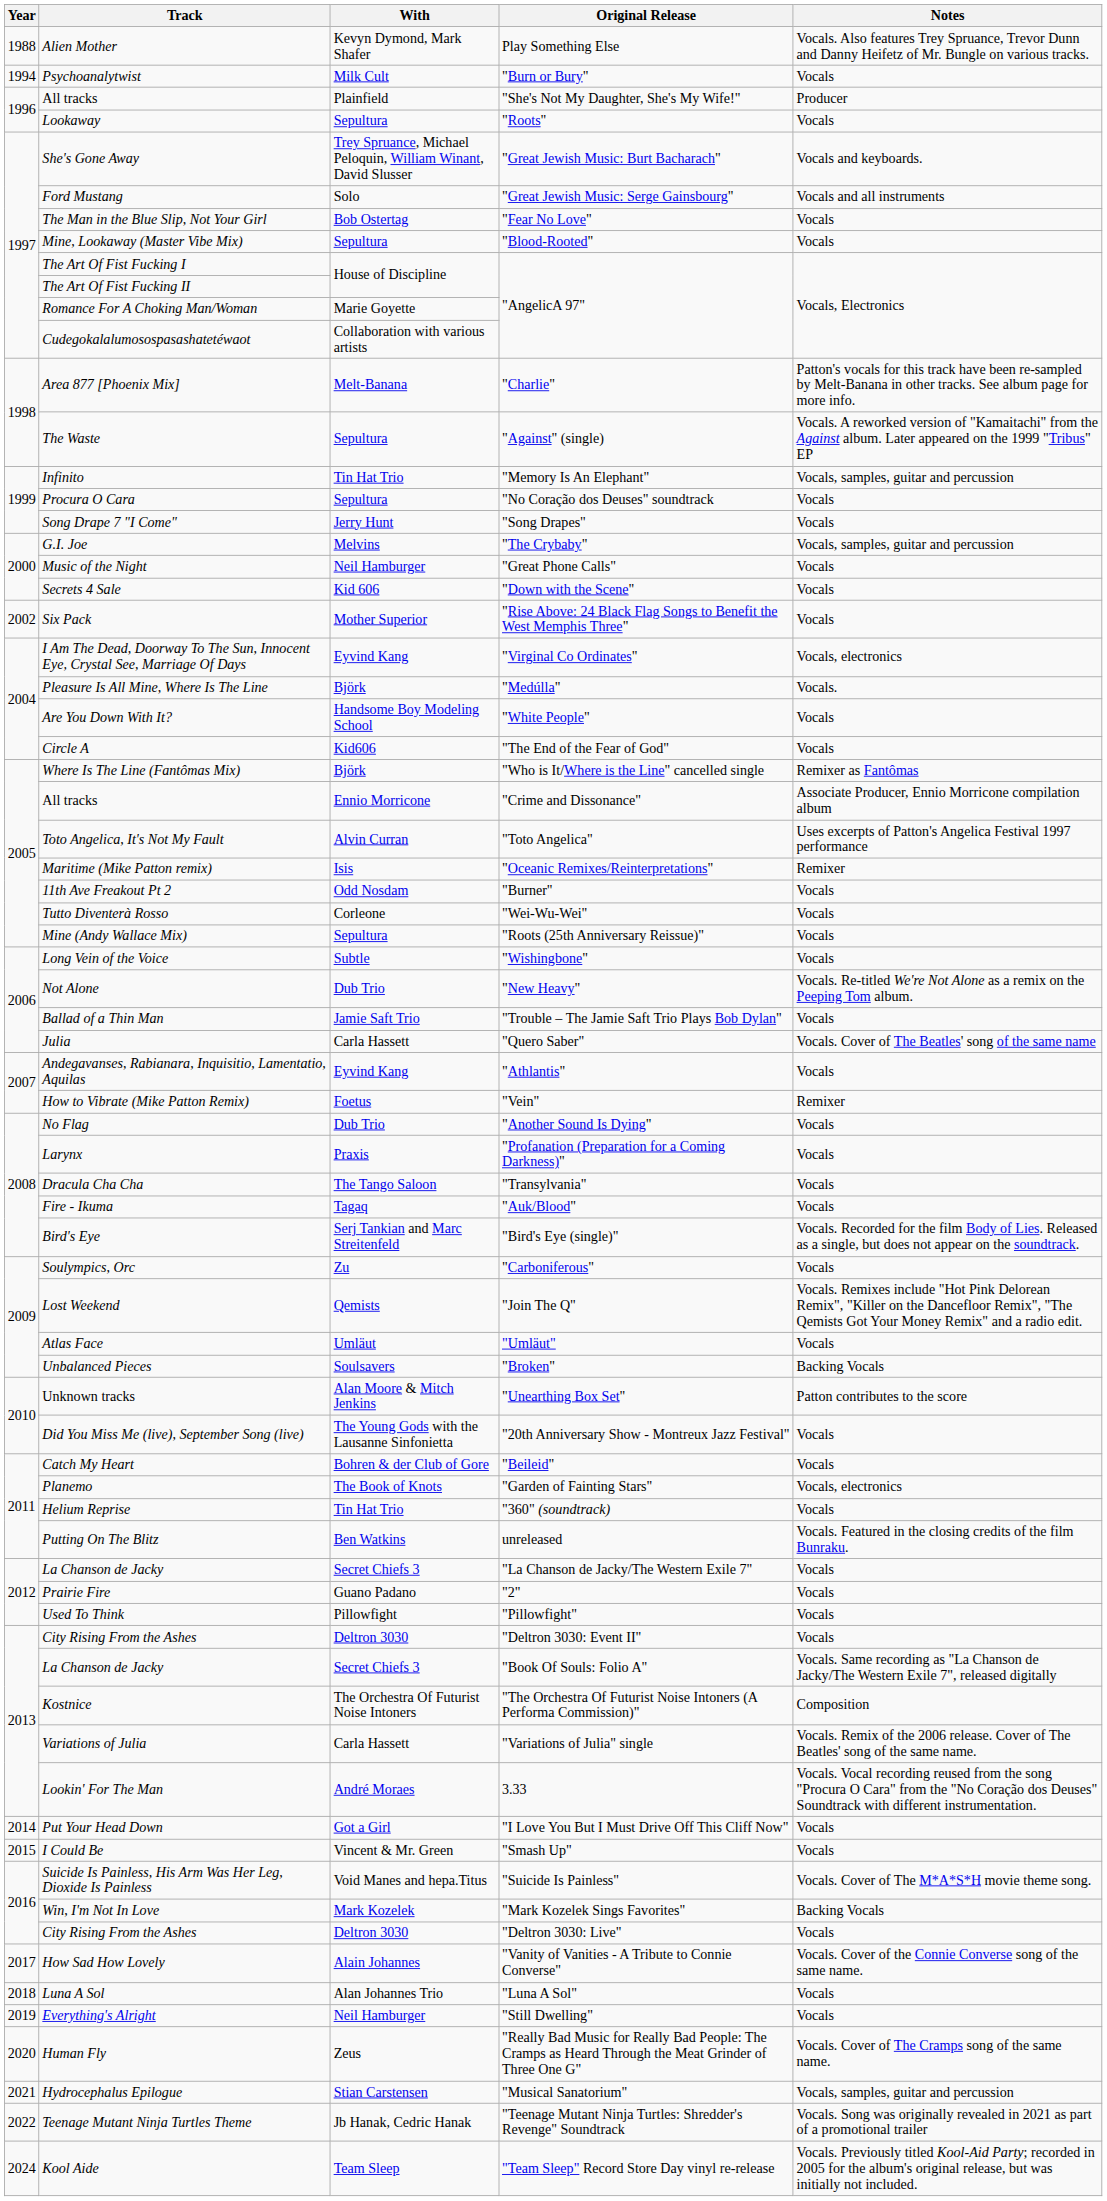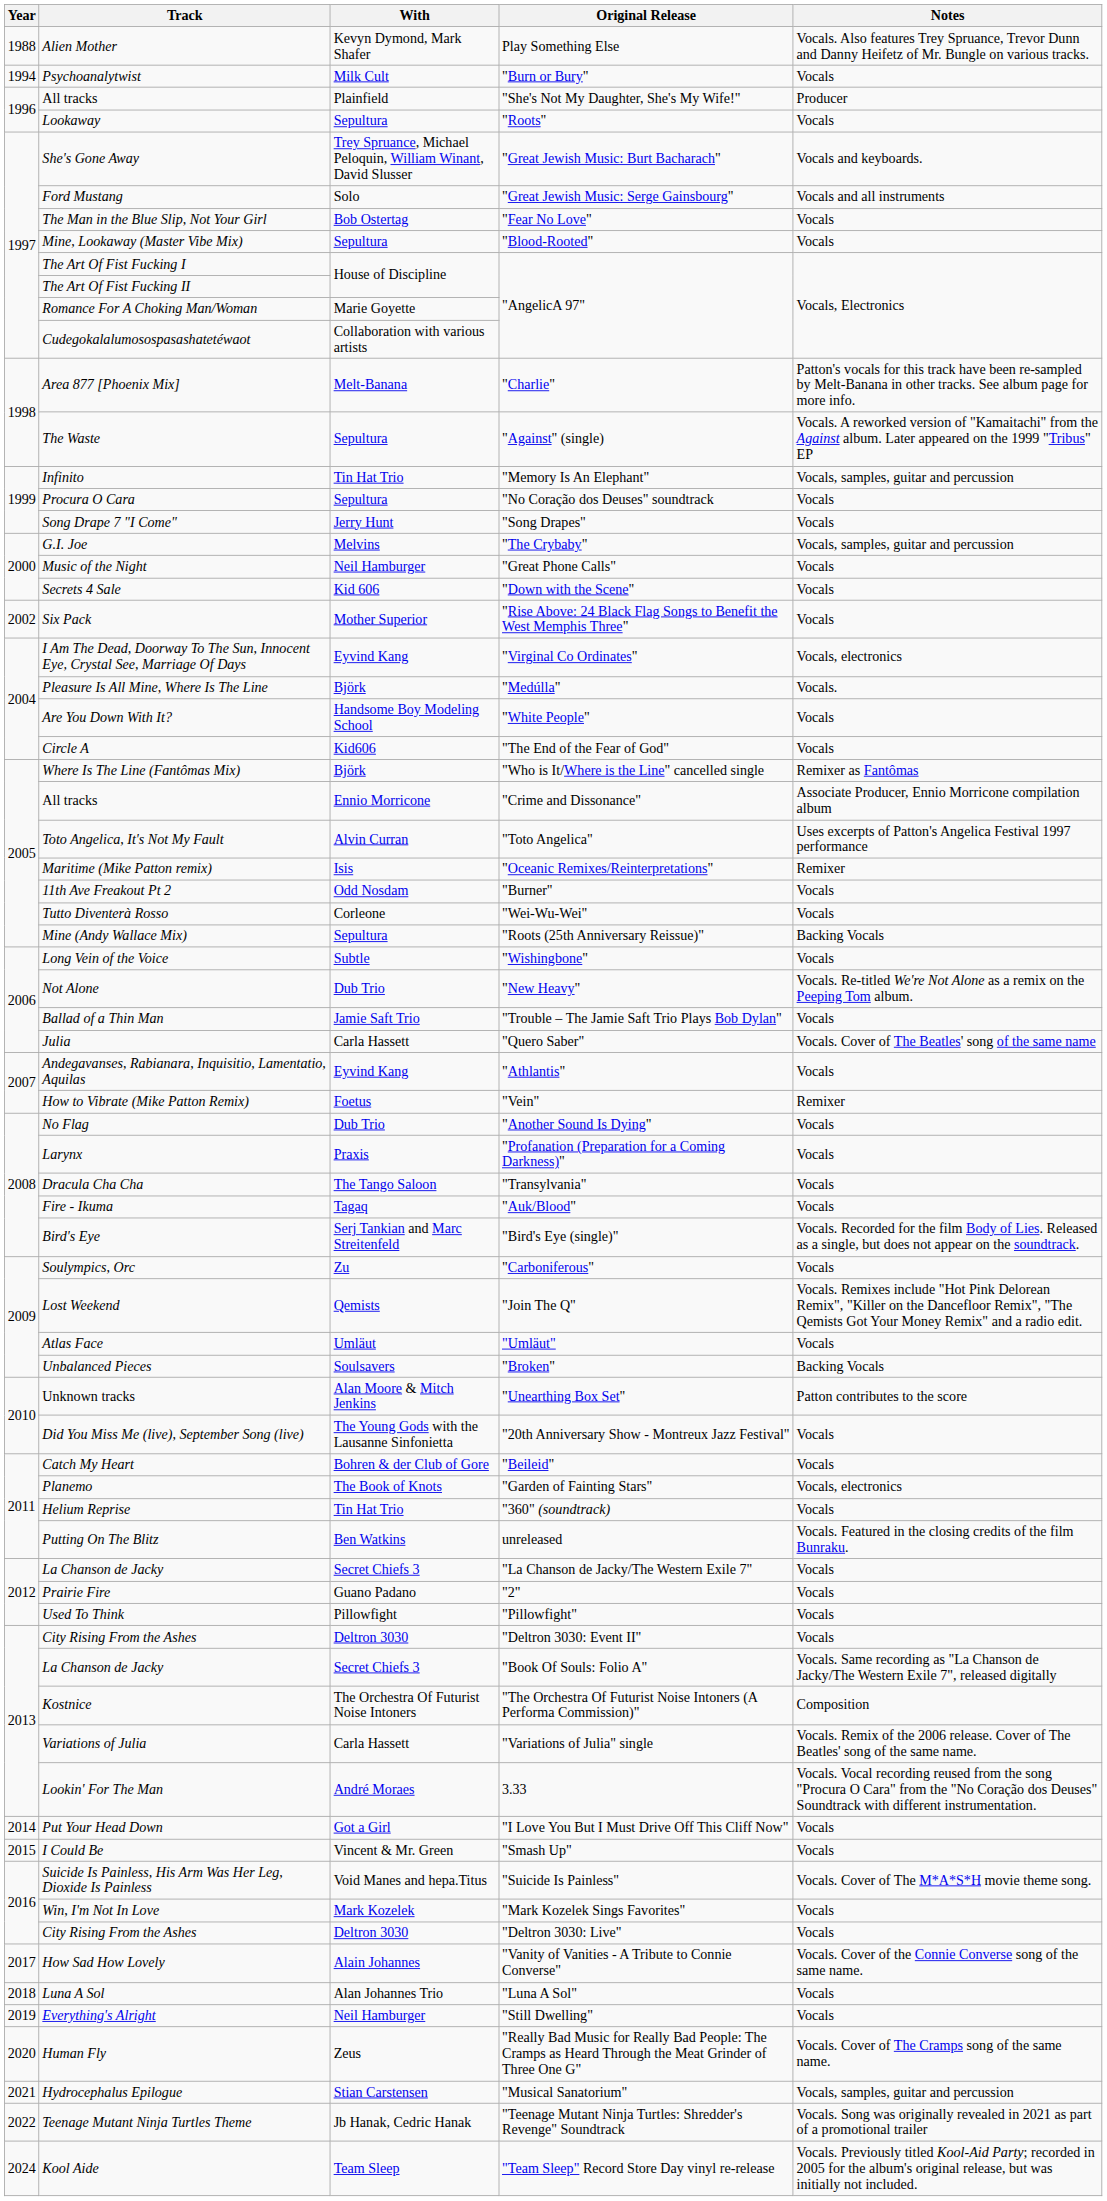(815, 936) Vocals -> (840, 936) Backing Vocals
(840, 1910) Backing Vocals -> (815, 1910) Vocals
